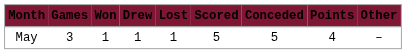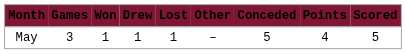columns swapped: (216, 16) <-> (379, 16)
